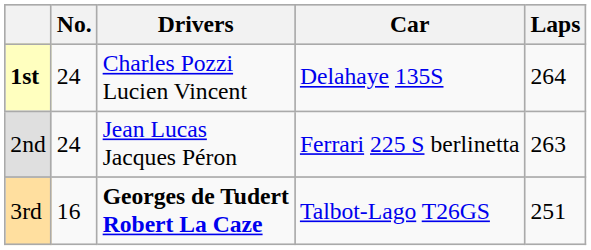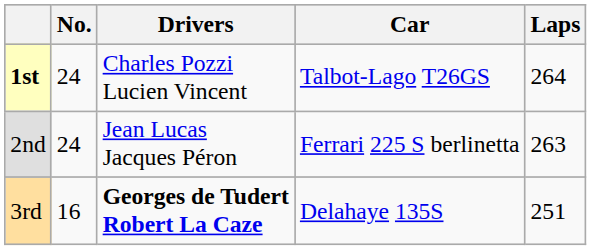(372, 77) Delahaye 135S -> (395, 77) Talbot-Lago T26GS
(395, 210) Talbot-Lago T26GS -> (372, 210) Delahaye 135S
